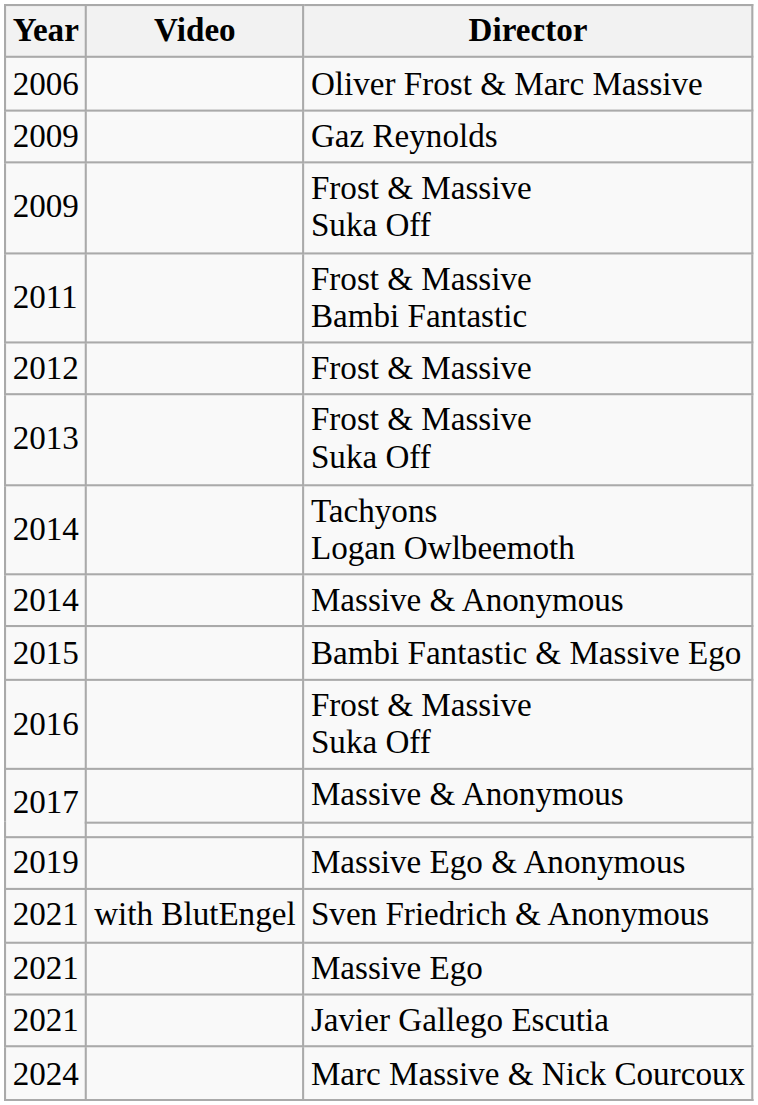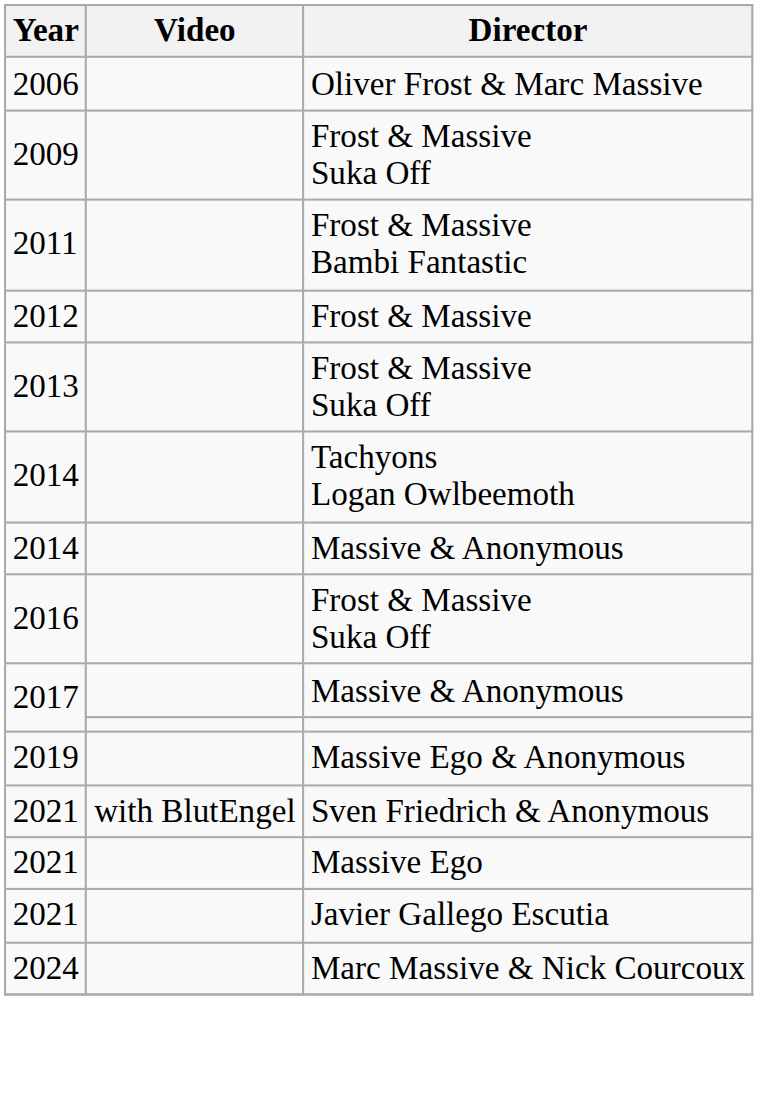- row: (46, 135)
- row: (46, 652)
